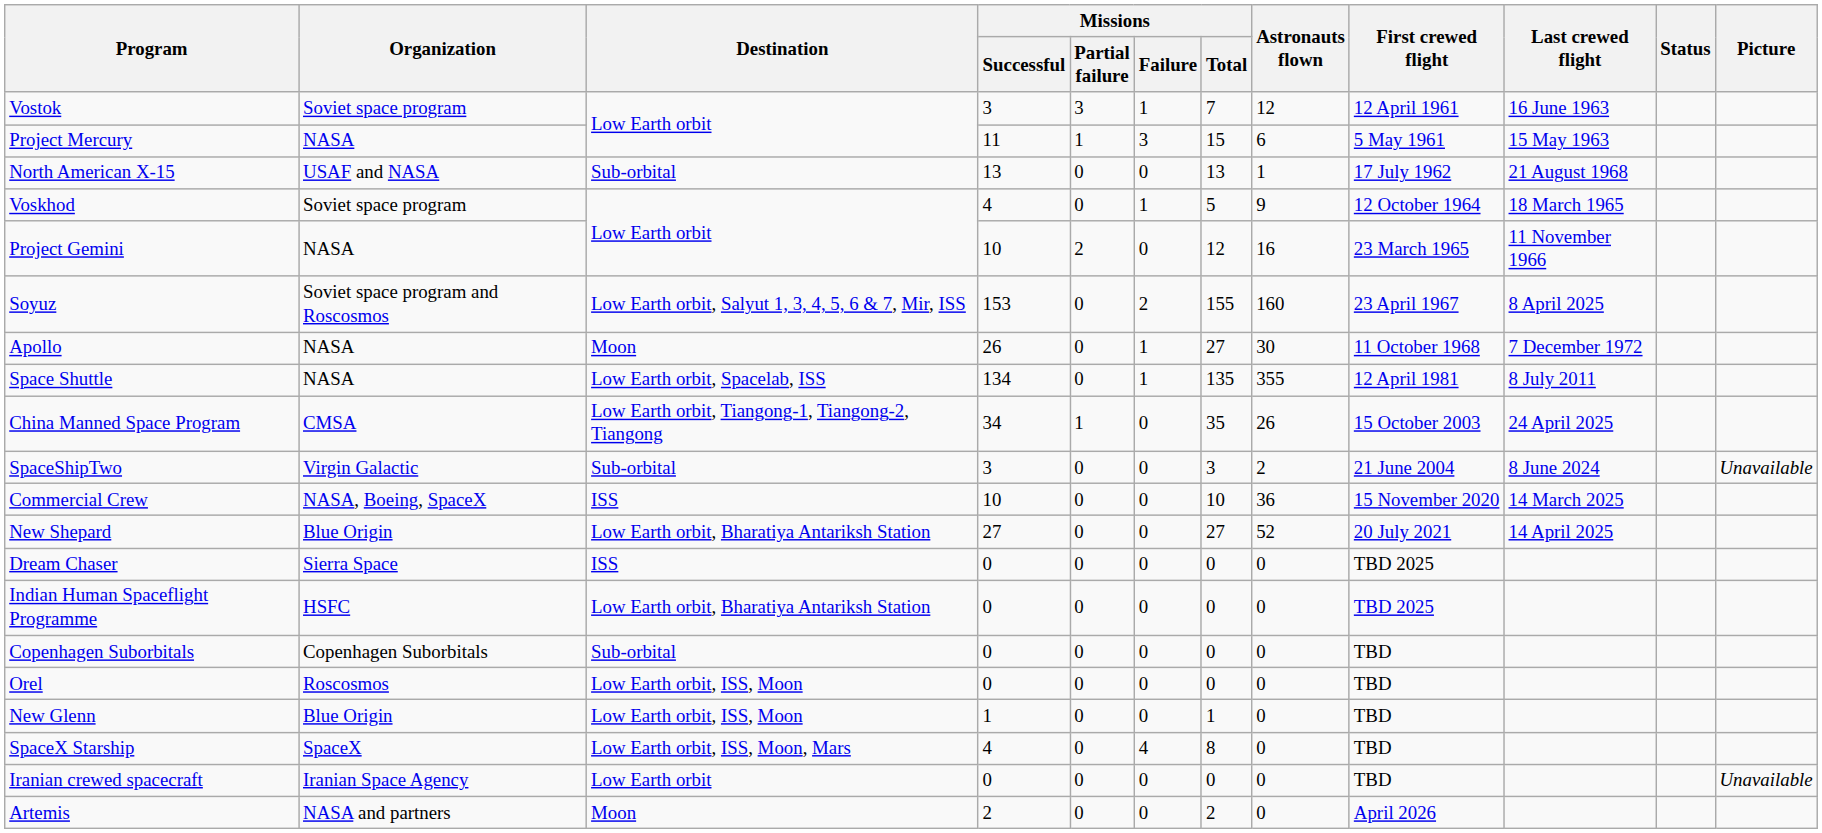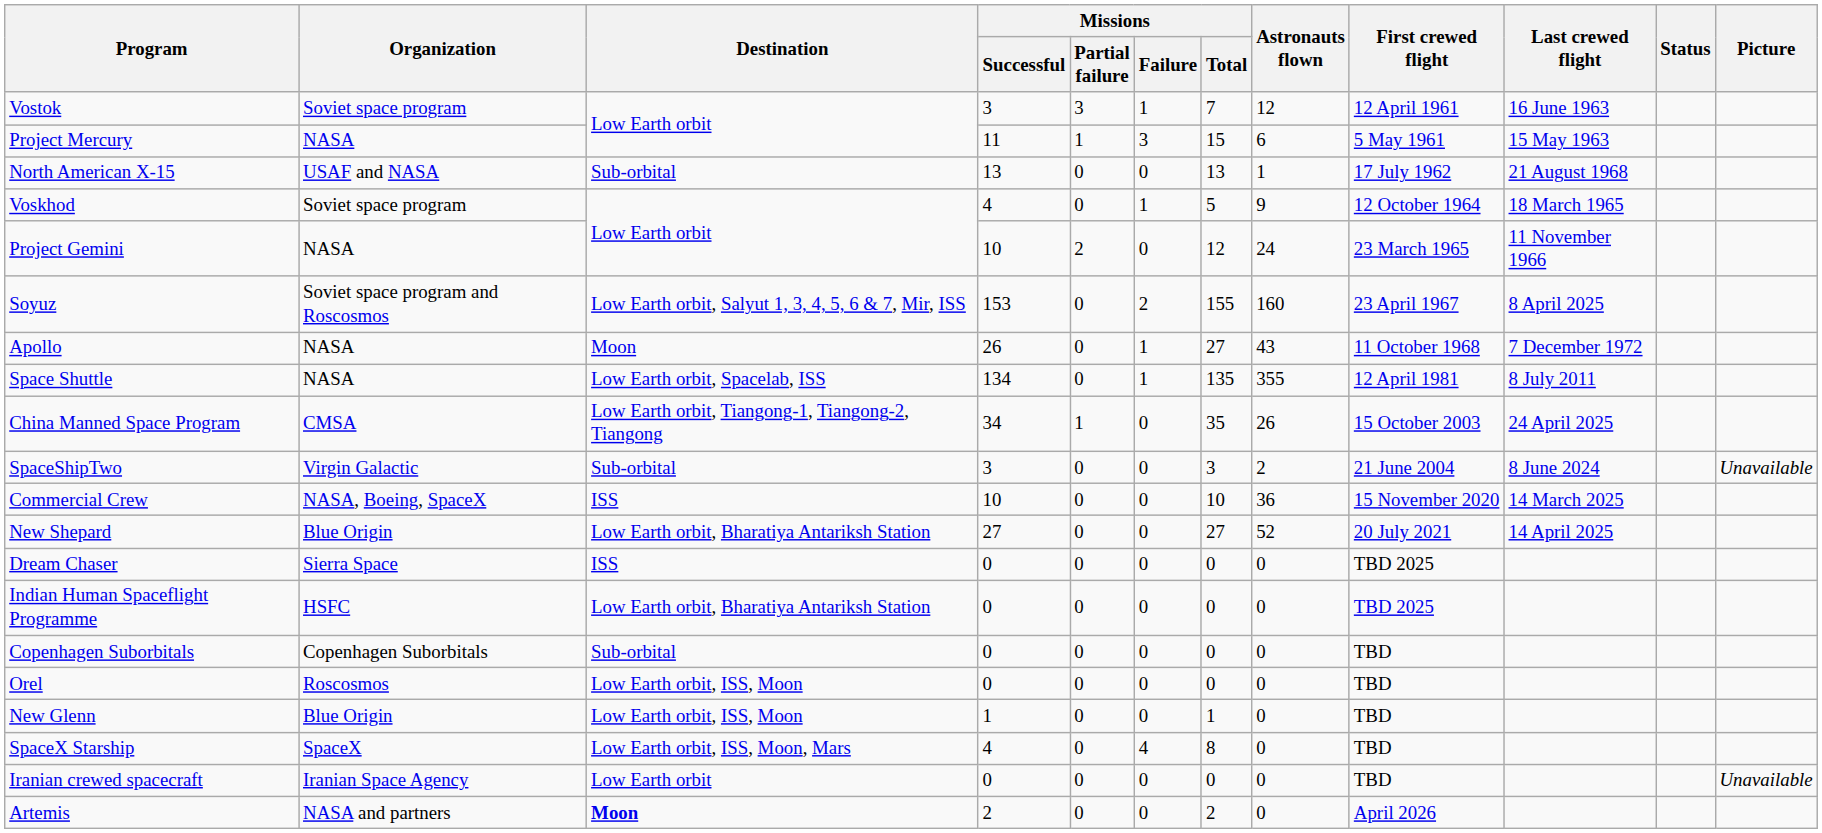(1266, 248) 16 -> (1266, 248) 24
(1266, 347) 30 -> (1266, 347) 43
(614, 812) normal -> (615, 812) bold
